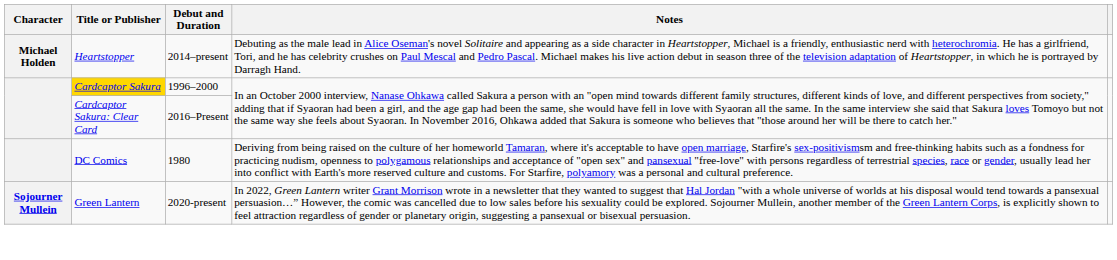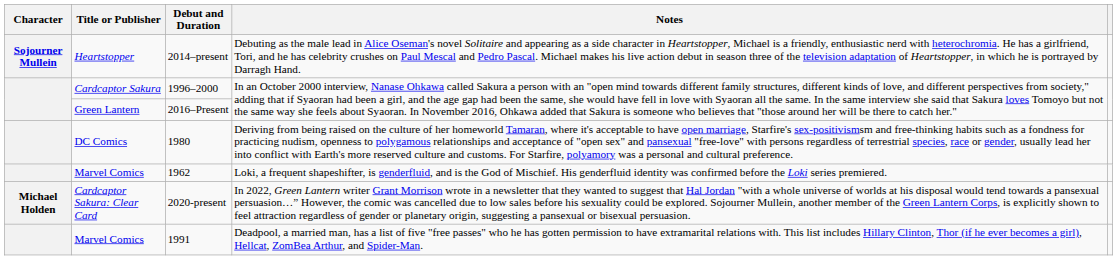(38, 56) Michael Holden -> (38, 56) Sojourner Mullein
(118, 86) gold background -> (118, 88) no background
(106, 117) Cardcaptor Sakura: Clear Card -> (107, 110) Green Lantern
+ row: (179, 172)
(38, 202) Sojourner Mullein -> (38, 202) Michael Holden
(107, 202) Green Lantern -> (106, 202) Cardcaptor Sakura: Clear Card
+ row: (179, 239)
